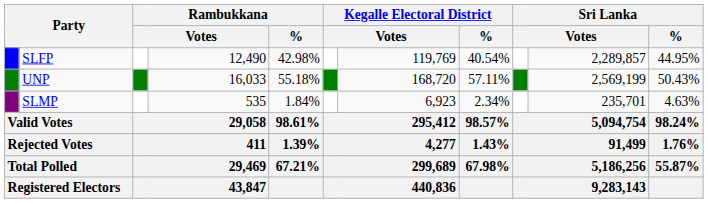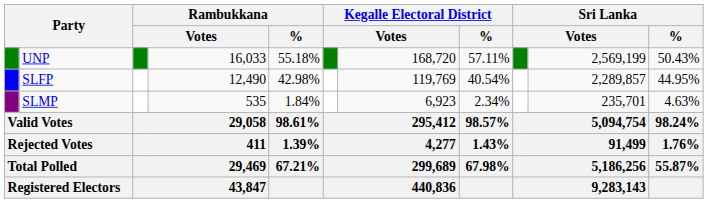rows swapped: (36, 79) <-> (38, 58)
